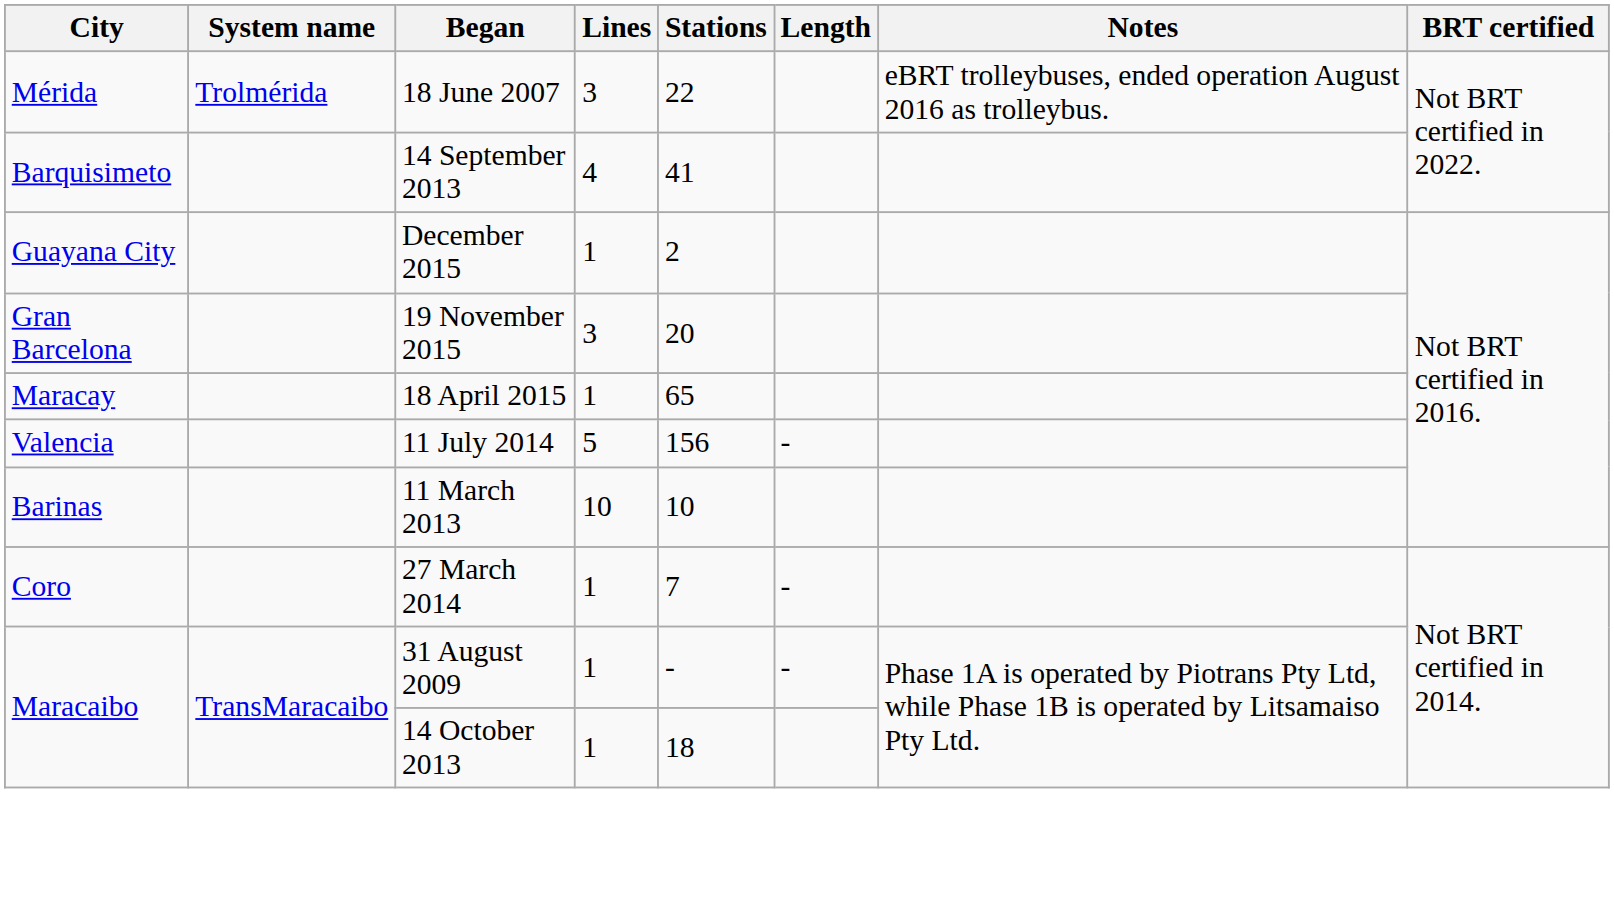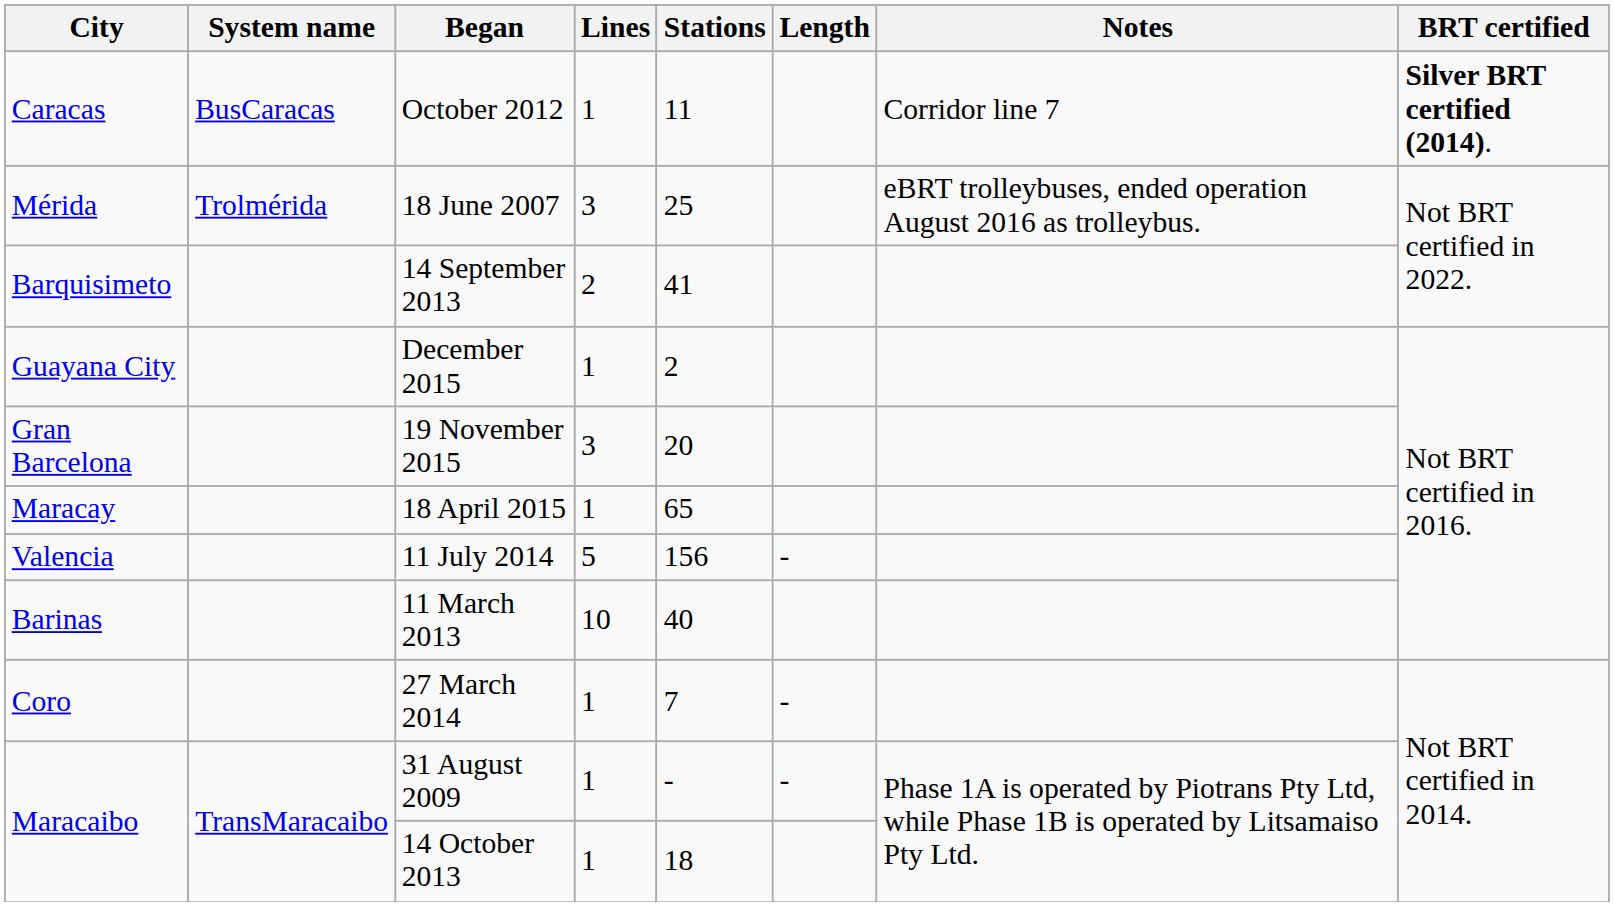+ row: (483, 108)
(680, 91) 22 -> (679, 205) 25
(590, 171) 4 -> (588, 285) 2
(680, 506) 10 -> (679, 619) 40
